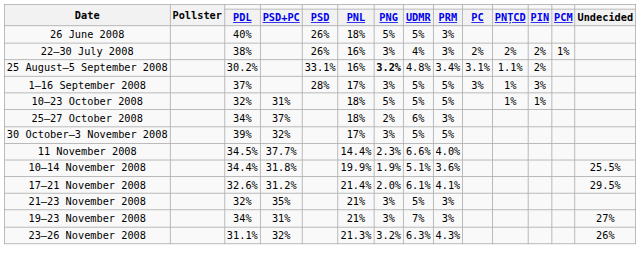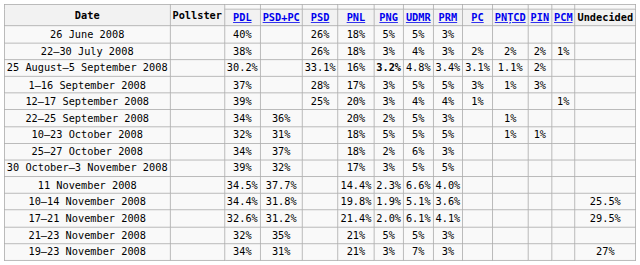(356, 51) 16% -> (356, 51) 18%
+ row: (87, 101)
+ row: (87, 118)
(356, 168) 19.9% -> (356, 202) 19.8%
(389, 202) 3% -> (389, 235) 5%
- row: (87, 235)
